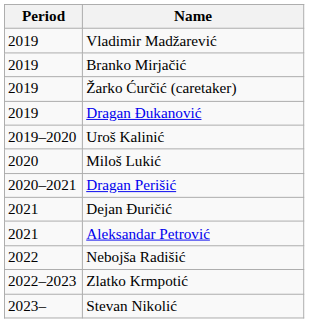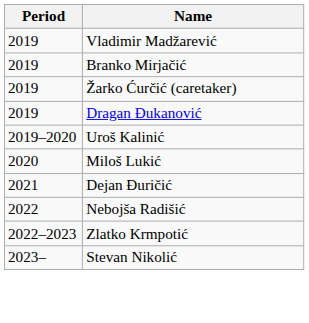- row: (131, 185)
- row: (148, 233)
